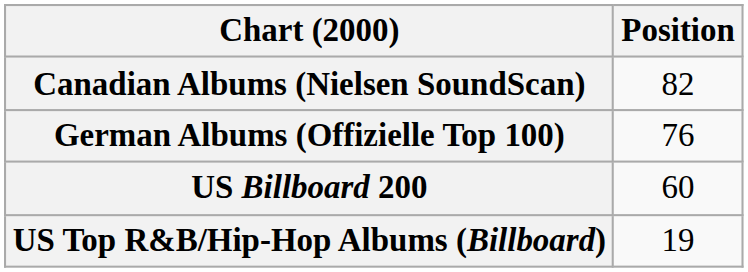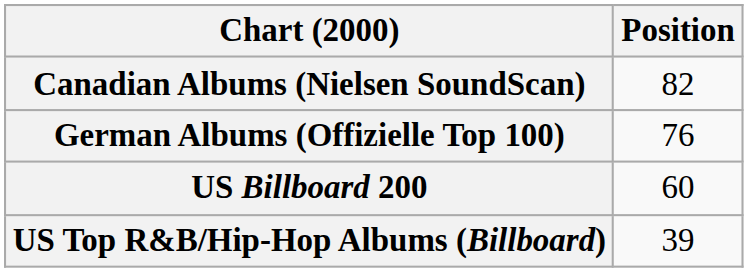(678, 239) 19 -> (678, 239) 39
